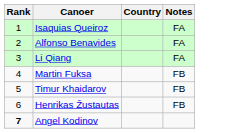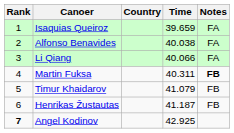+ column: (180, 12)
(179, 74) normal -> (213, 74) bold
